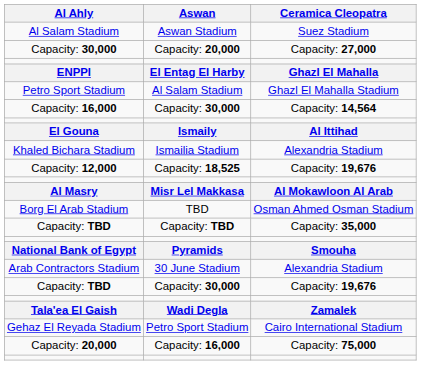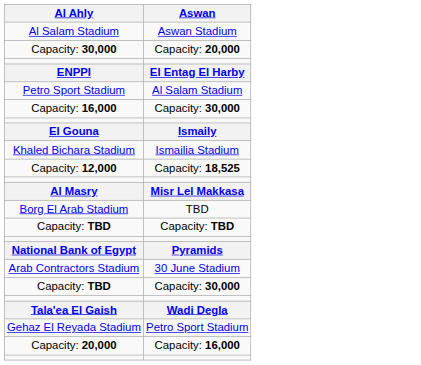- column: (333, 13)
